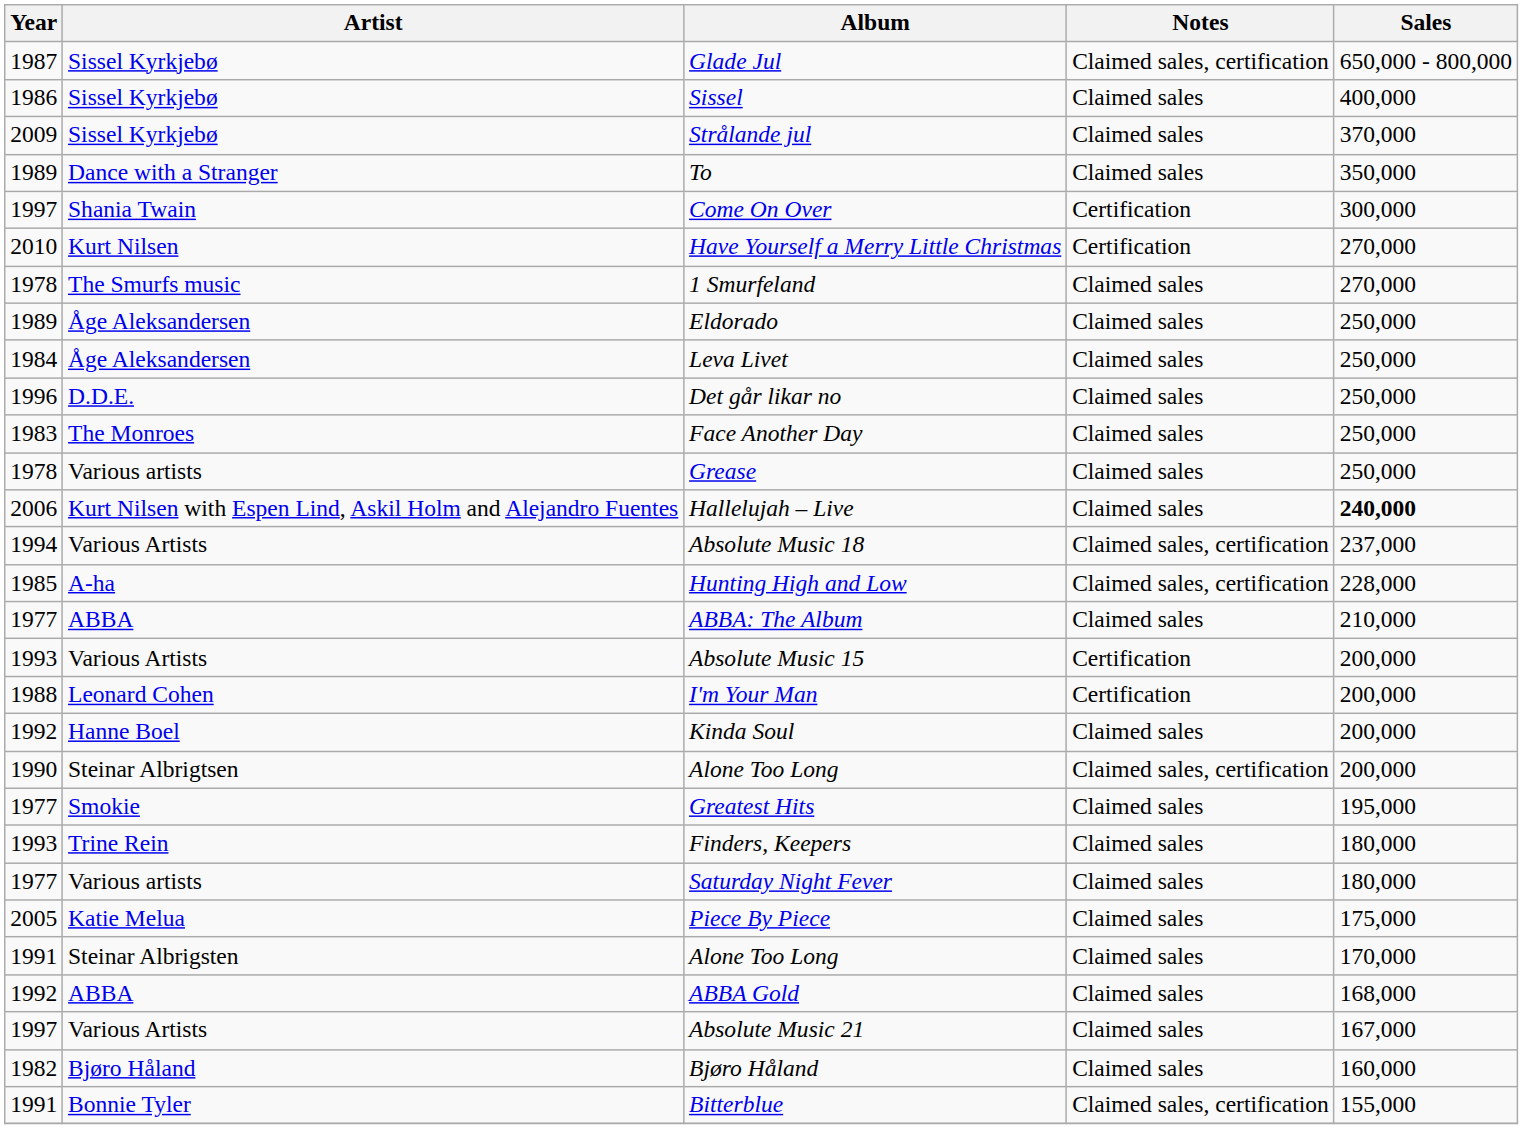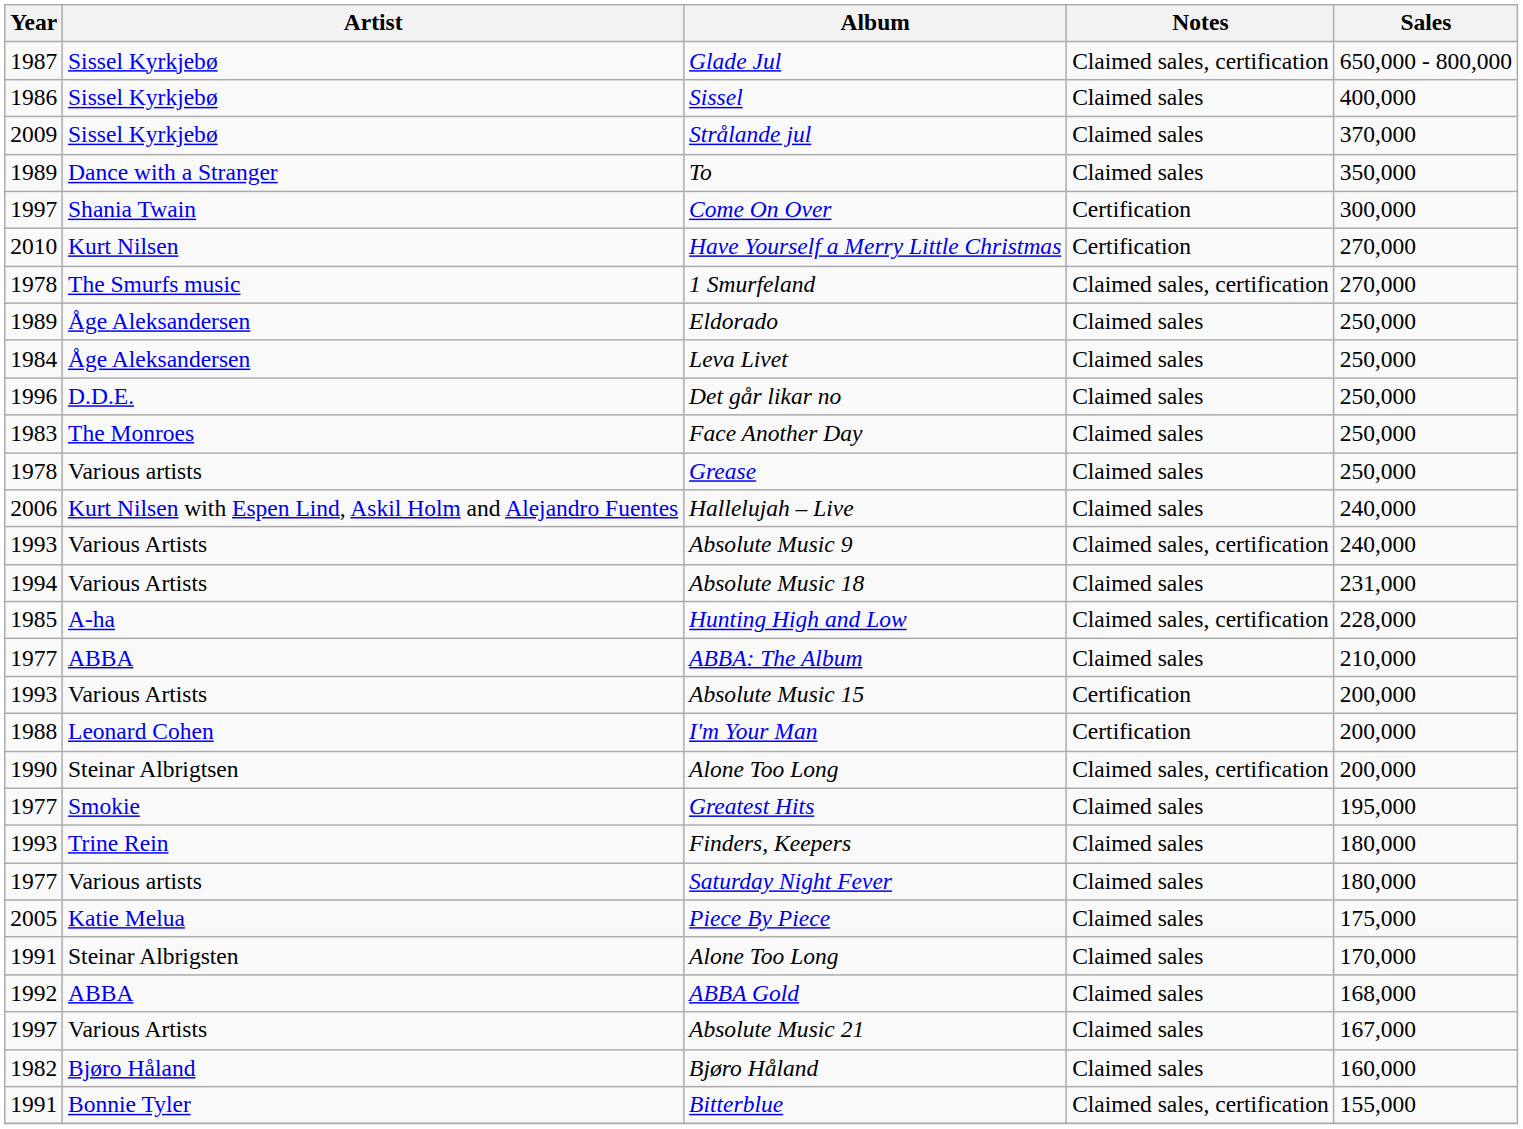(1138, 284) Claimed sales -> (1200, 284) Claimed sales, certification
(1378, 508) bold -> (1378, 508) normal
+ row: (138, 545)
(1200, 545) Claimed sales, certification -> (1138, 582) Claimed sales
(1378, 545) 237,000 -> (1378, 582) 231,000
- row: (124, 731)
